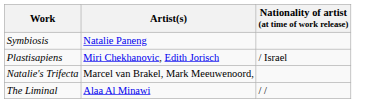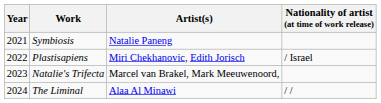+ column: (17, 18)
